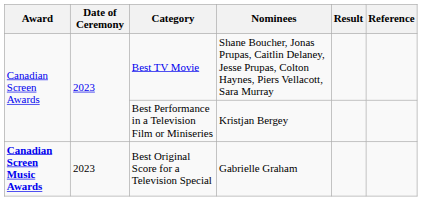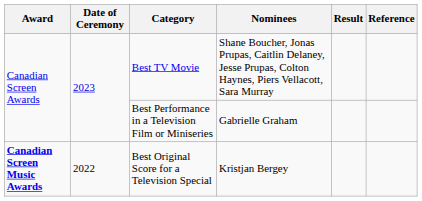(254, 121) Kristjan Bergey -> (258, 121) Gabrielle Graham
(84, 168) 2023 -> (84, 168) 2022
(258, 168) Gabrielle Graham -> (254, 168) Kristjan Bergey
